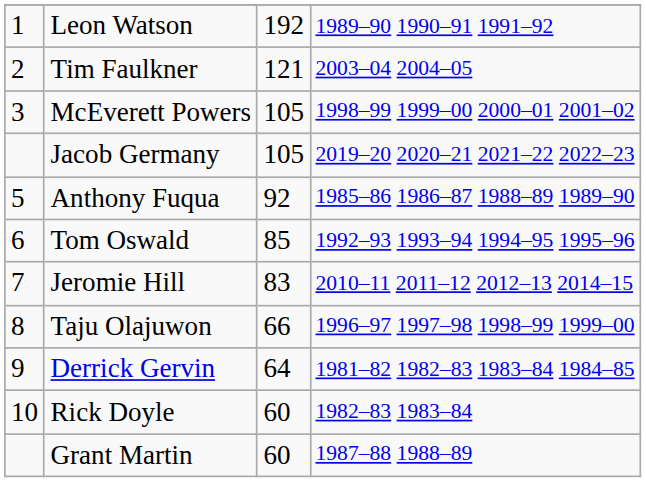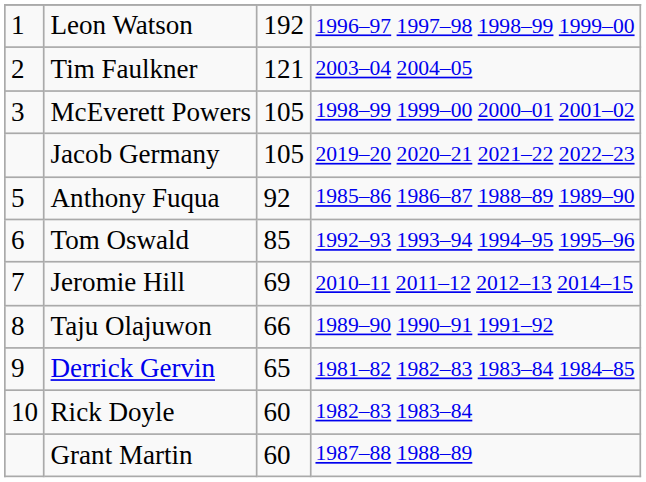(434, 25) 1989–90 1990–91 1991–92 -> (475, 25) 1996–97 1997–98 1998–99 1999–00
(277, 283) 83 -> (277, 283) 69
(475, 326) 1996–97 1997–98 1998–99 1999–00 -> (434, 326) 1989–90 1990–91 1991–92
(277, 369) 64 -> (277, 369) 65
